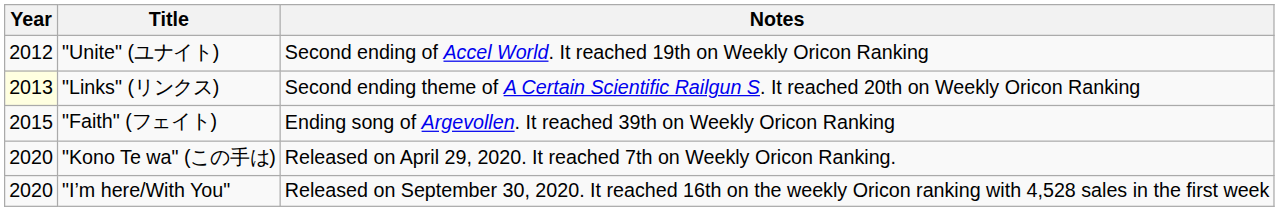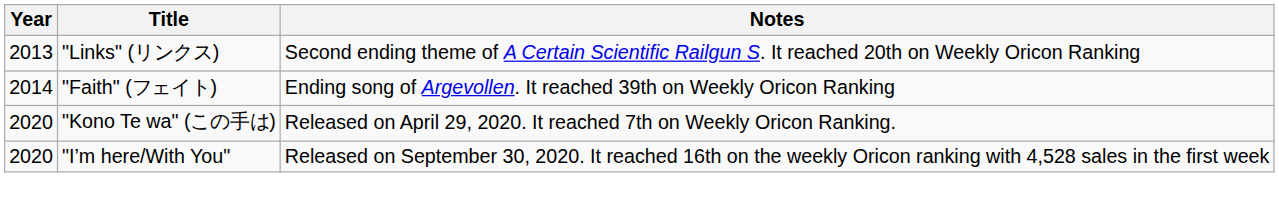- row: (141, 52)
(31, 88) lightyellow background -> (31, 53) no background
(31, 122) 2015 -> (31, 88) 2014
